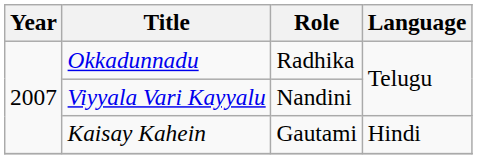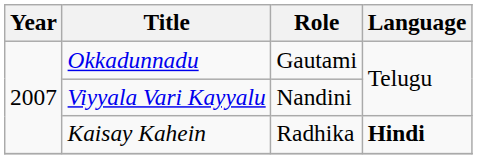(315, 60) Radhika -> (317, 60) Gautami
(317, 134) Gautami -> (315, 134) Radhika
(394, 134) normal -> (396, 134) bold
